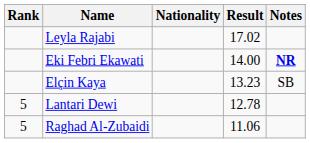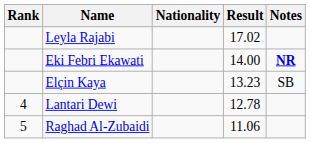(23, 105) 5 -> (23, 105) 4
